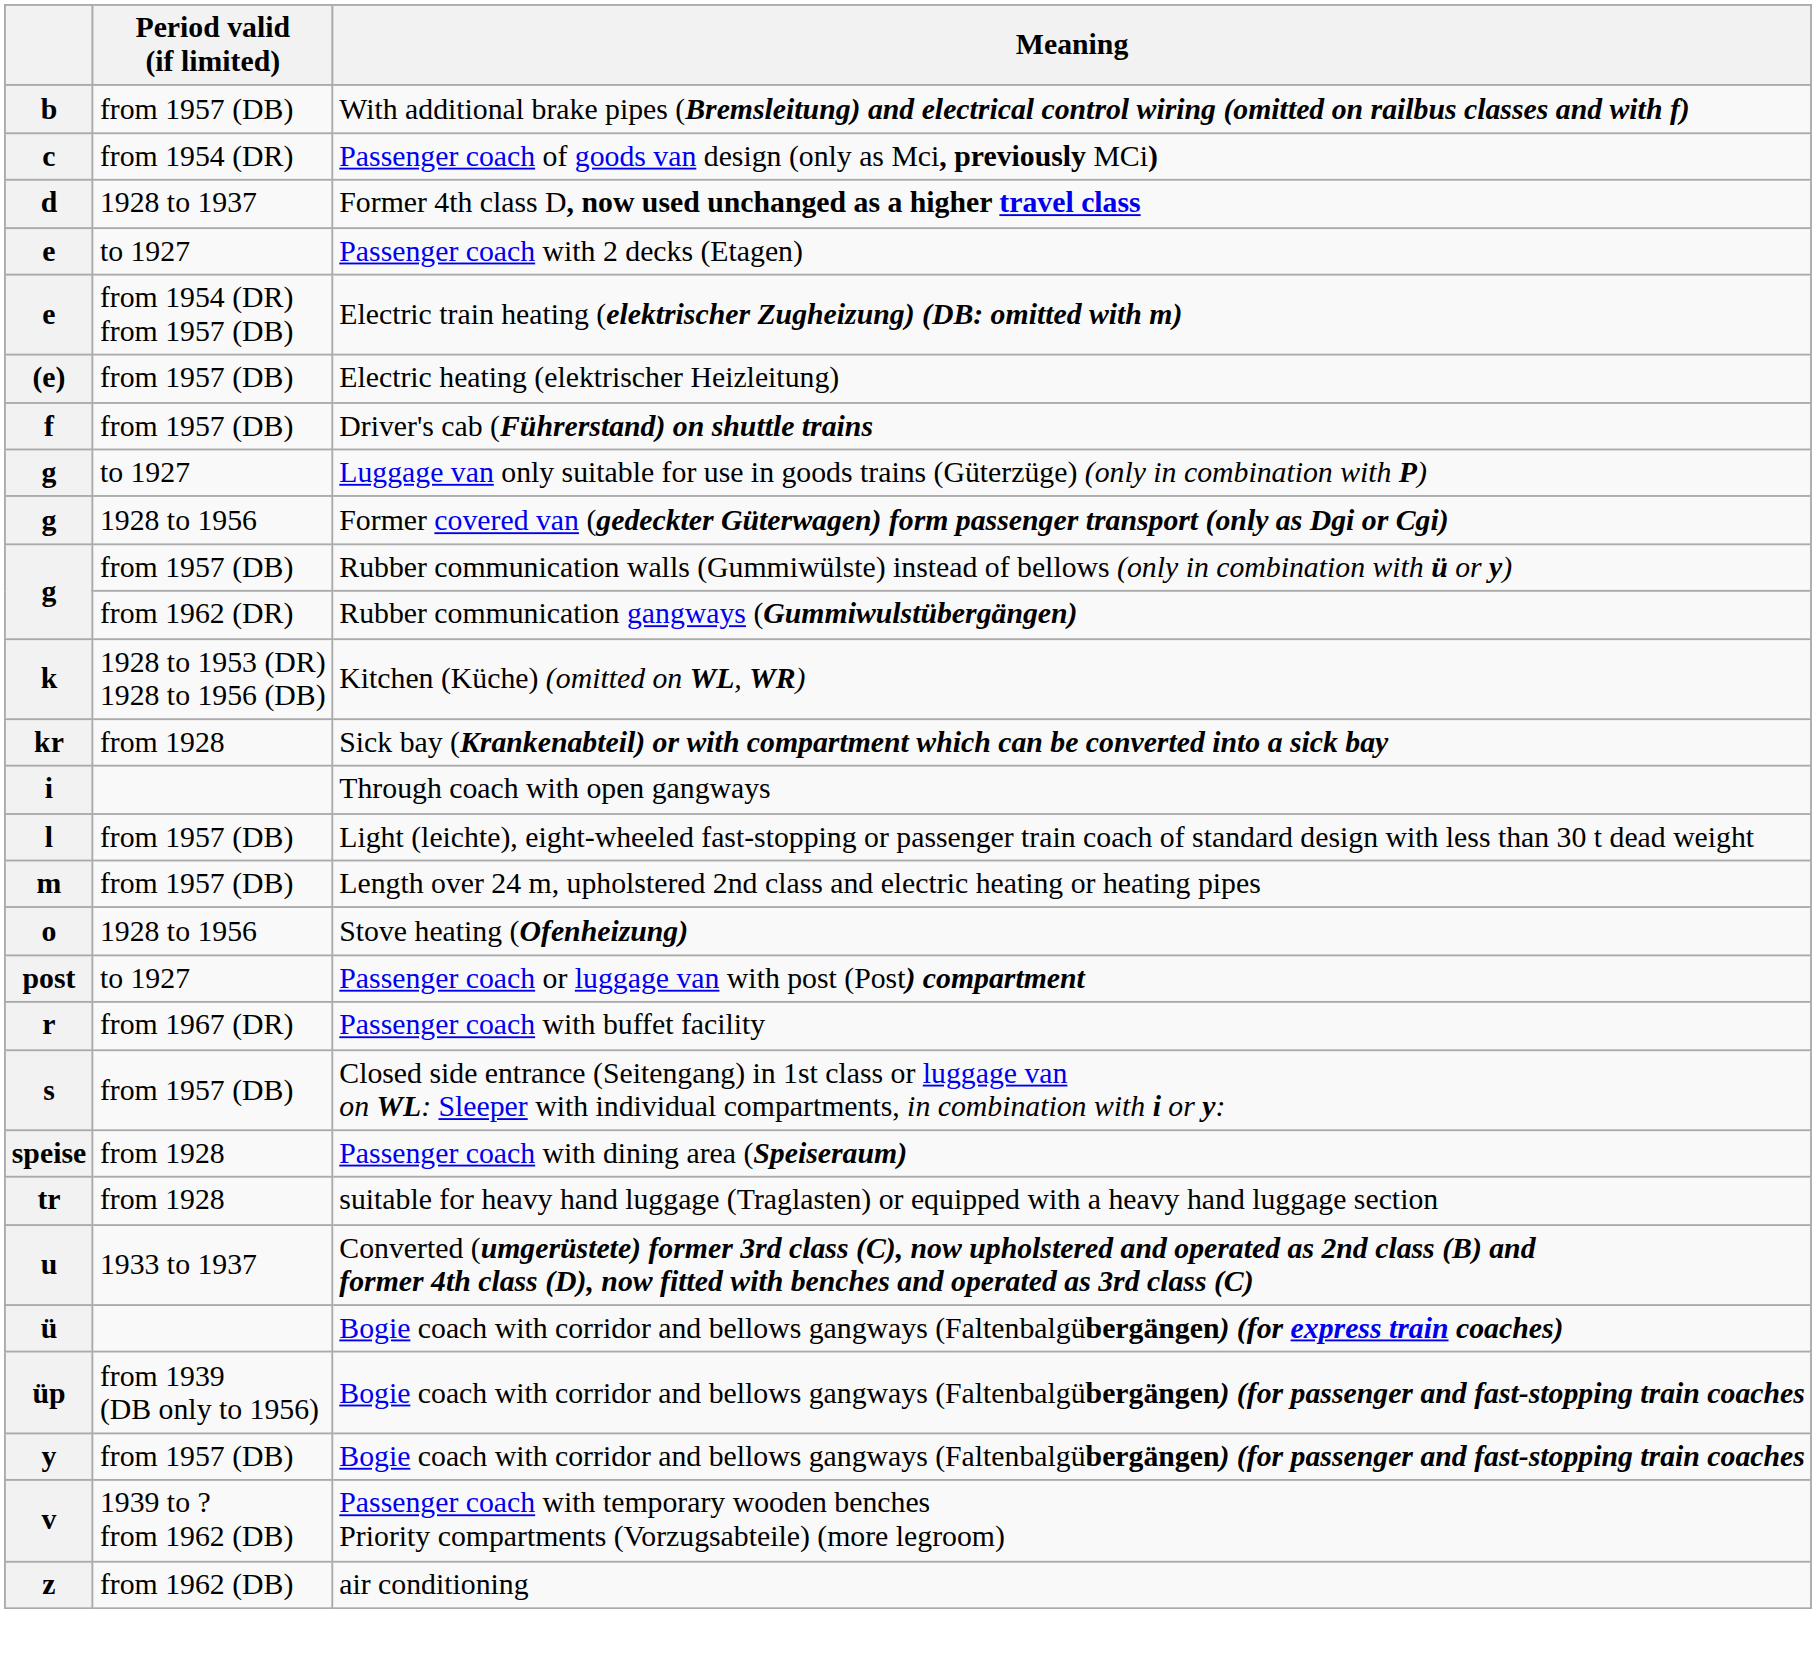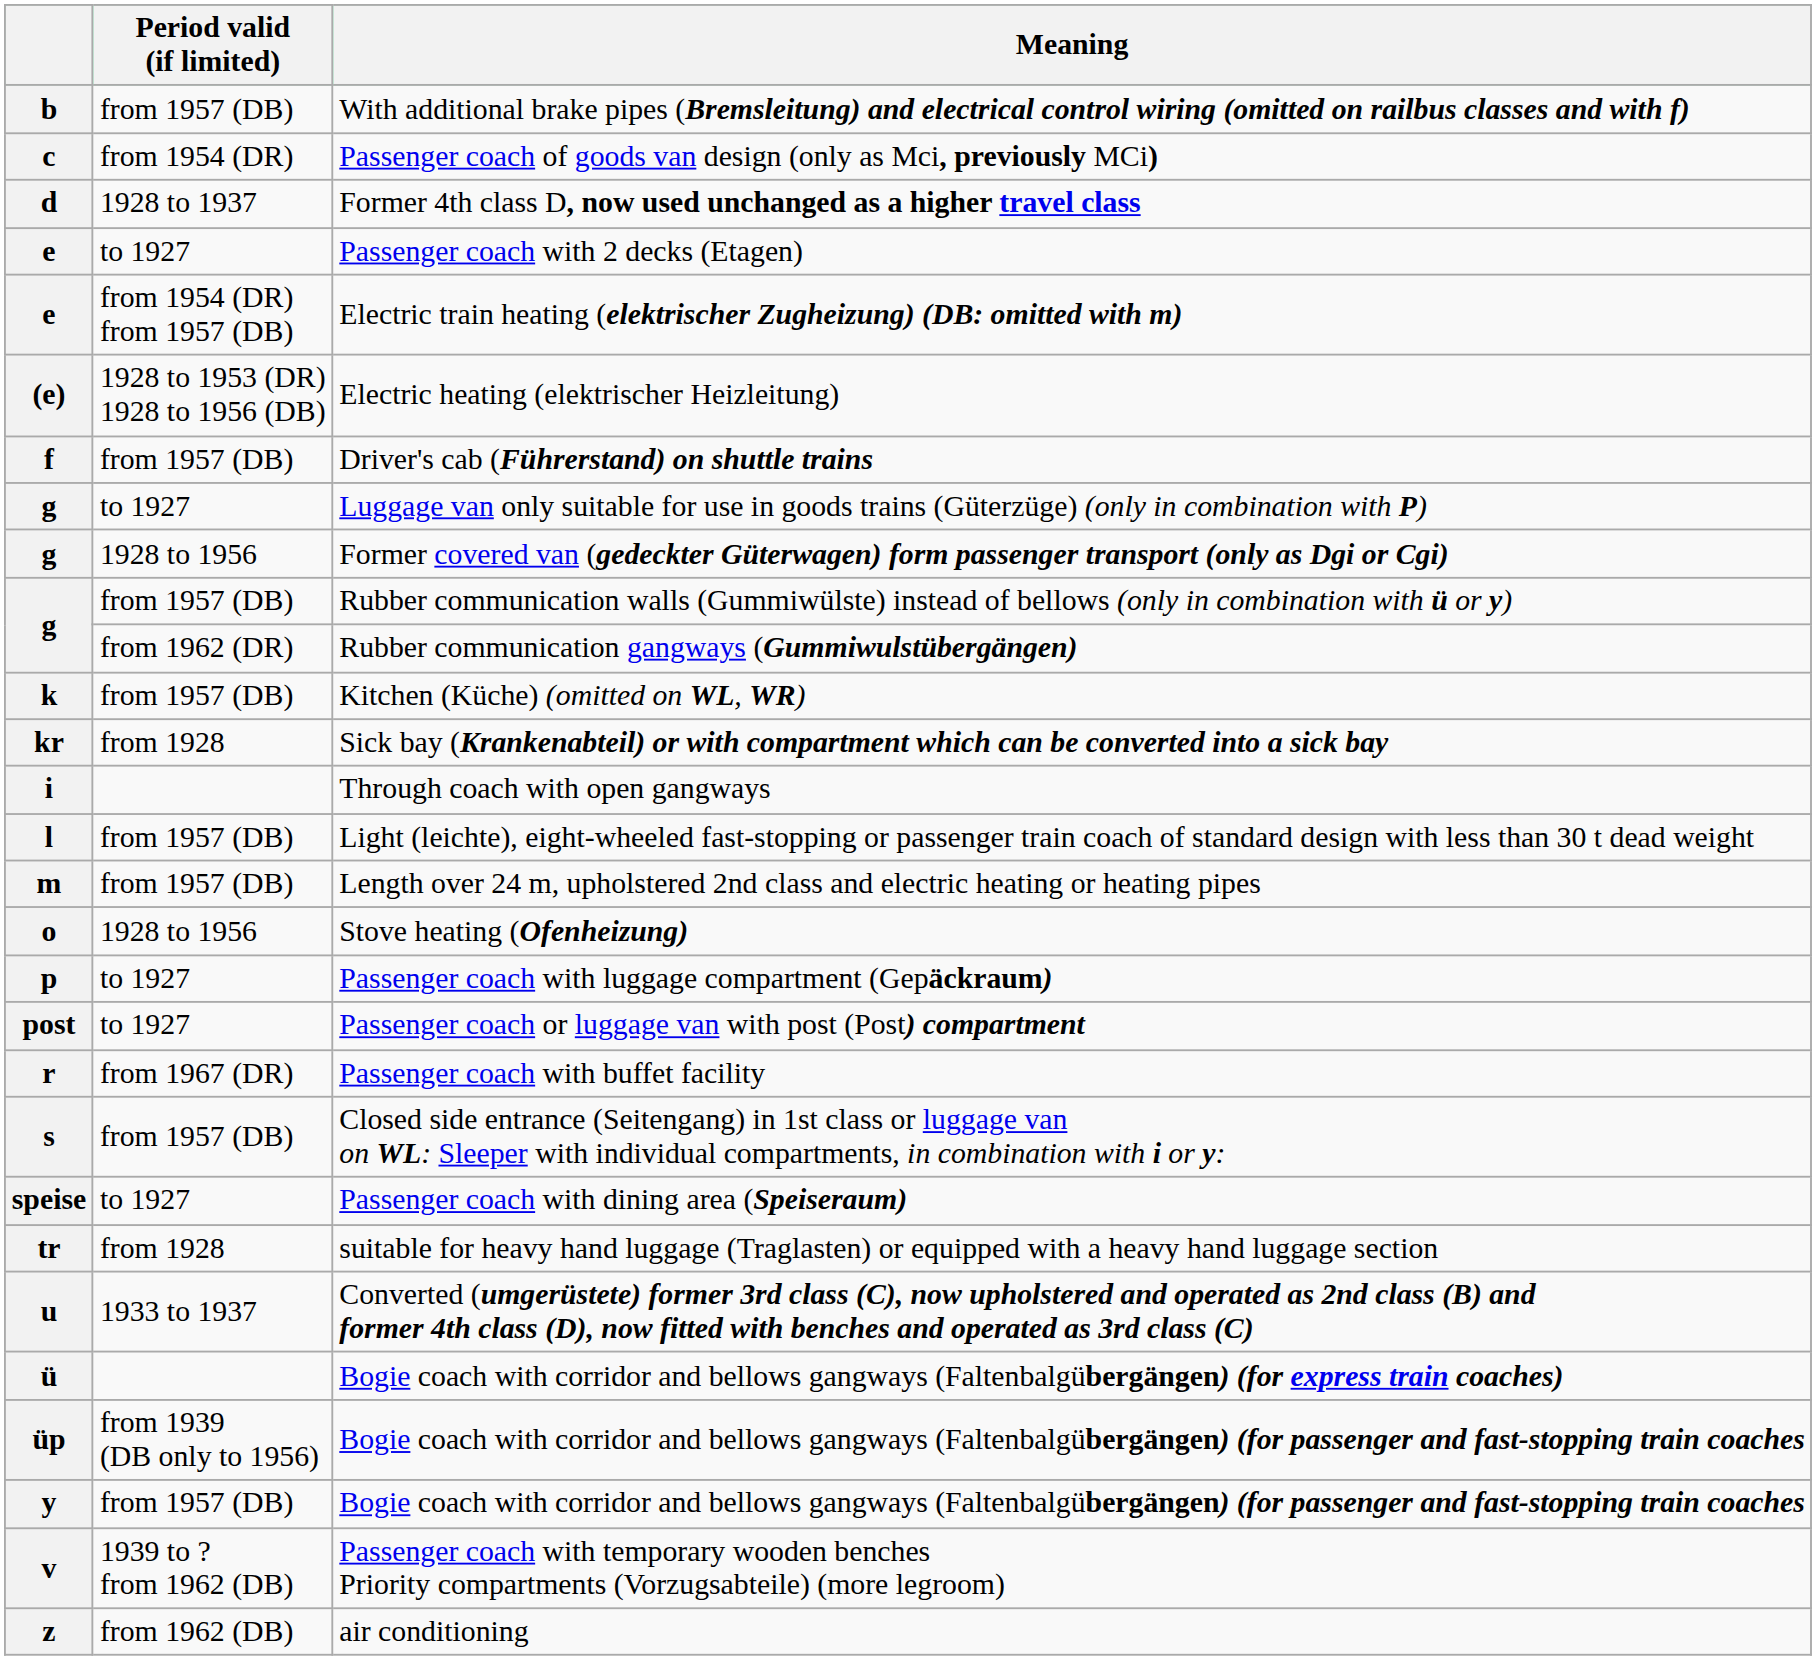(197, 378) from 1957 (DB) -> (213, 394) 1928 to 1953 (DR) 1928 to 1956 (DB)
(213, 678) 1928 to 1953 (DR) 1928 to 1956 (DB) -> (197, 694) from 1957 (DB)
+ row: (49, 978)
(162, 1153) from 1928 -> (145, 1200) to 1927
